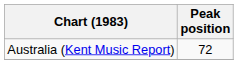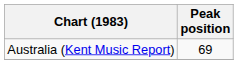(205, 49) 72 -> (205, 49) 69
